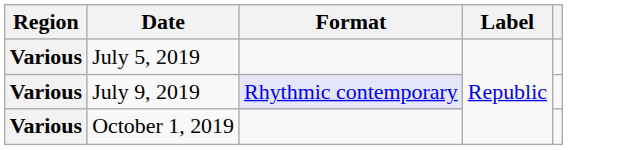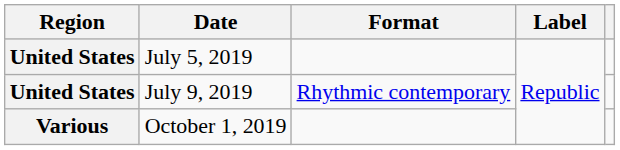(46, 56) Various -> (72, 56) United States
(46, 91) Various -> (72, 91) United States
(351, 91) lavender background -> (403, 91) no background
